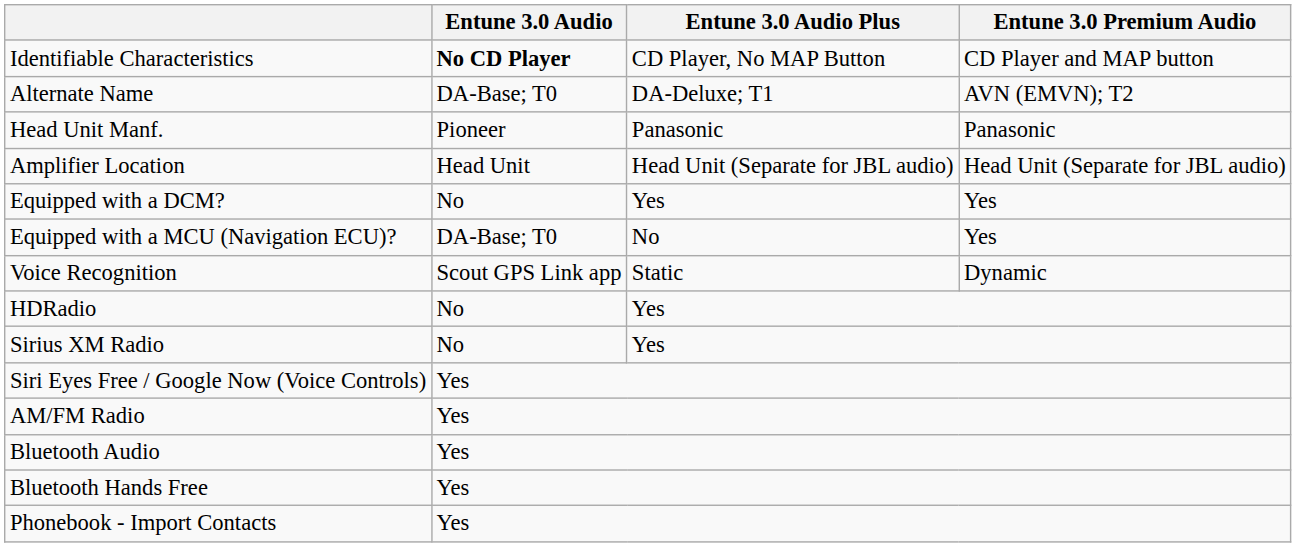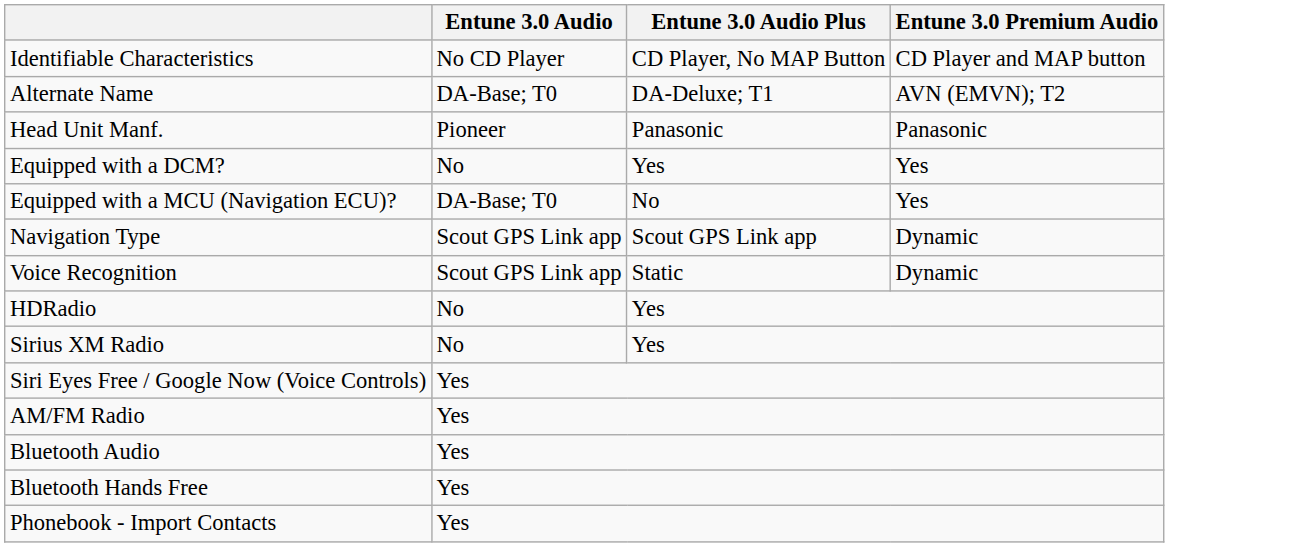(504, 58) bold -> (500, 58) normal
- row: (97, 165)
+ row: (85, 237)
